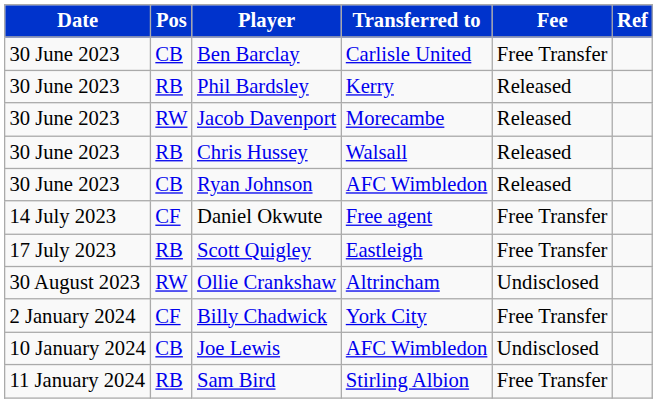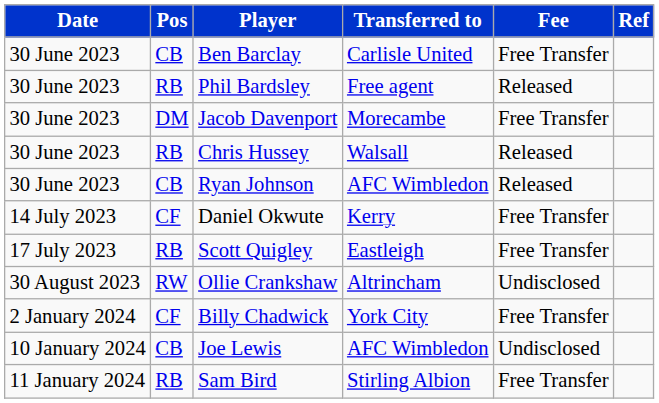(370, 86) Kerry -> (390, 86) Free agent
(171, 119) RW -> (172, 119) DM
(534, 119) Released -> (553, 119) Free Transfer
(389, 217) Free agent -> (371, 217) Kerry
